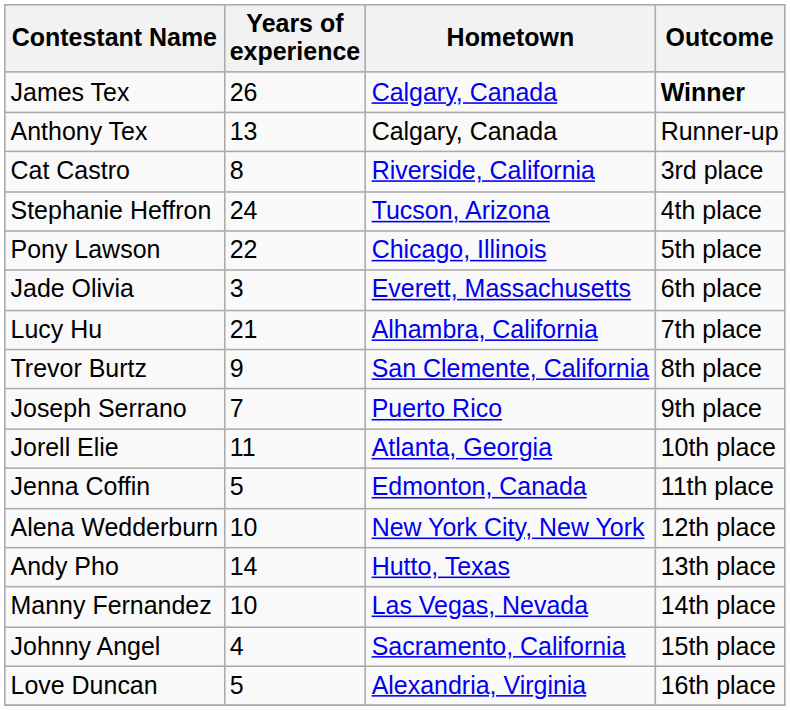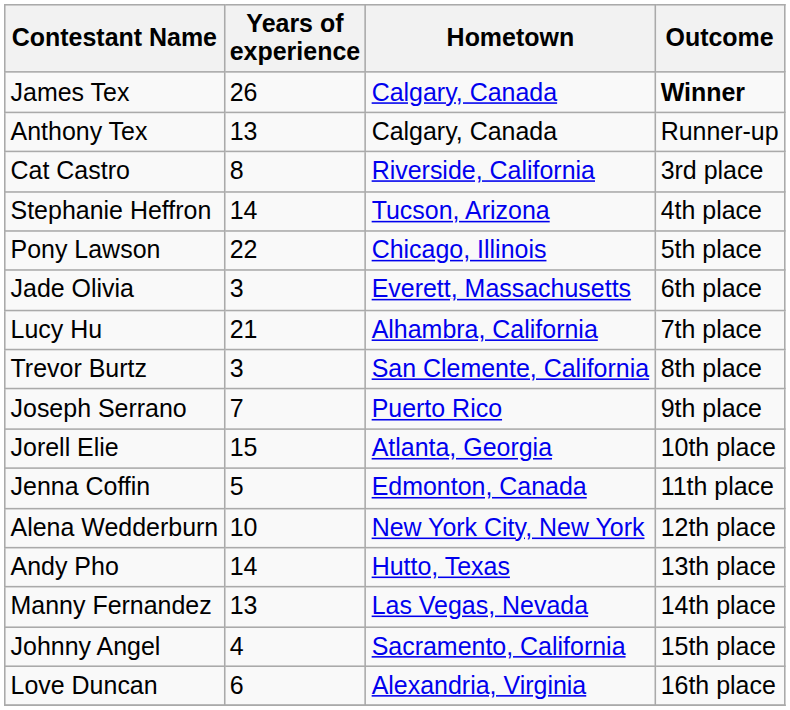(244, 210) 24 -> (244, 210) 14
(237, 369) 9 -> (237, 369) 3
(243, 448) 11 -> (244, 448) 15
(244, 606) 10 -> (244, 606) 13
(237, 685) 5 -> (237, 685) 6
